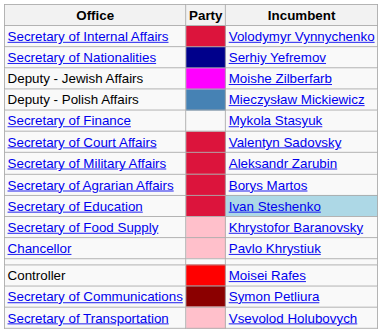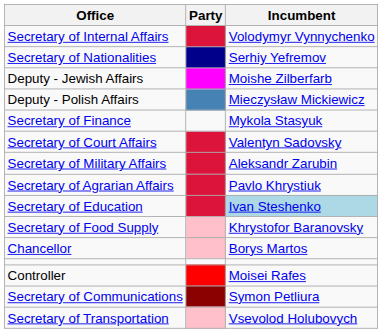(268, 185) Borys Martos -> (275, 185) Pavlo Khrystiuk
(275, 248) Pavlo Khrystiuk -> (268, 248) Borys Martos
